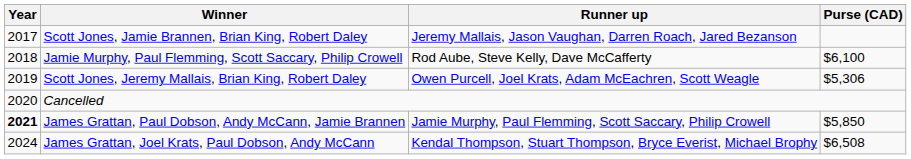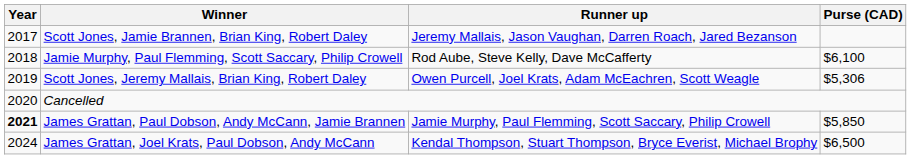(844, 143) $6,508 -> (844, 143) $6,500
